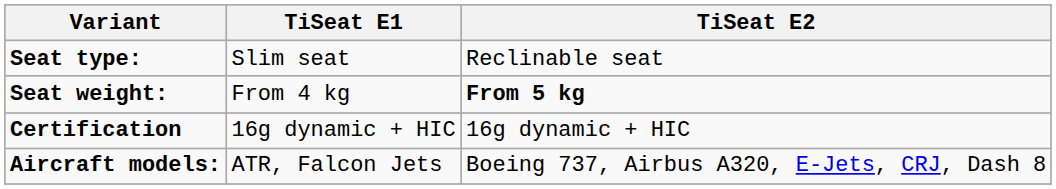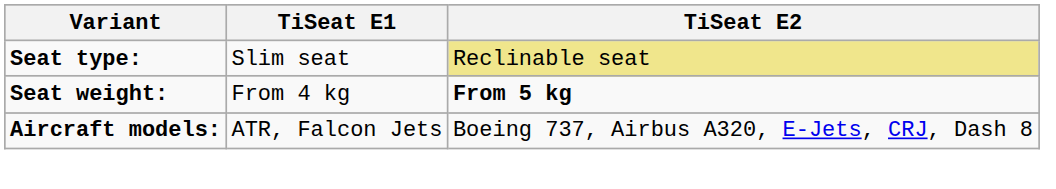(565, 59) no background -> (552, 59) khaki background
- row: (96, 130)
